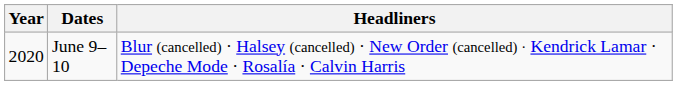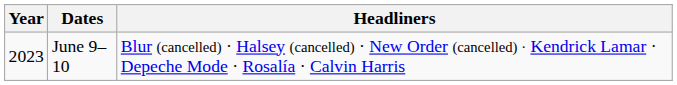(26, 56) 2020 -> (26, 56) 2023
